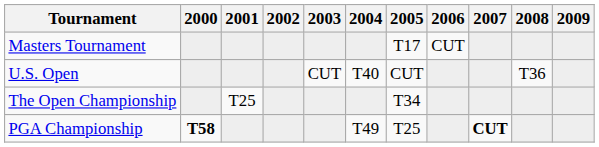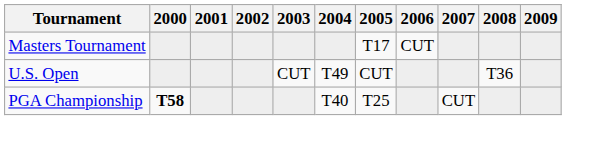(366, 73) T40 -> (335, 73) T49
- row: (92, 101)
(366, 128) T49 -> (335, 101) T40
(490, 128) bold -> (458, 101) normal
